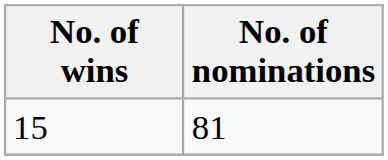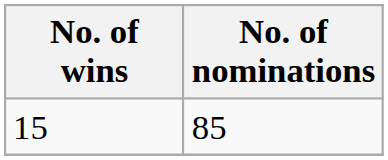(209, 126) 81 -> (209, 126) 85
